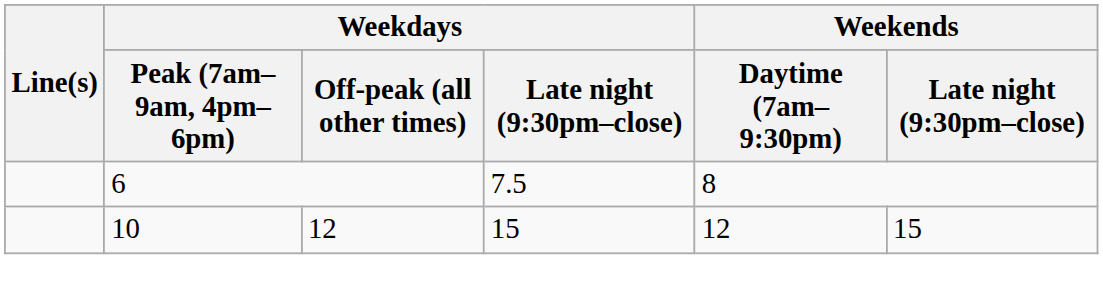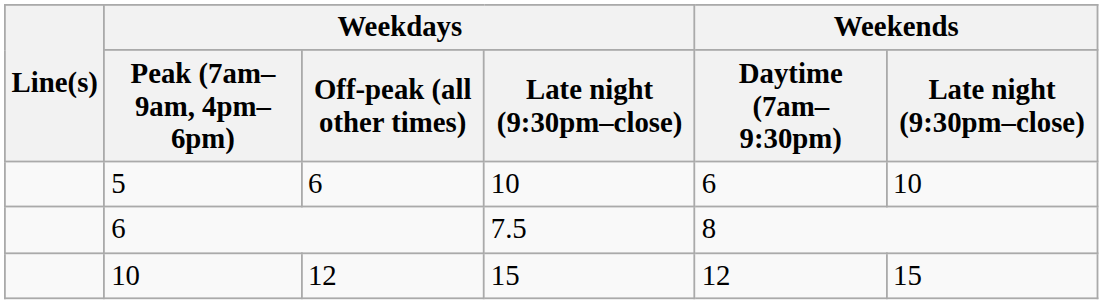+ row: (118, 183)
